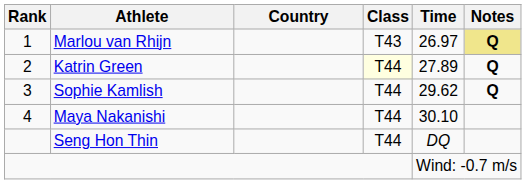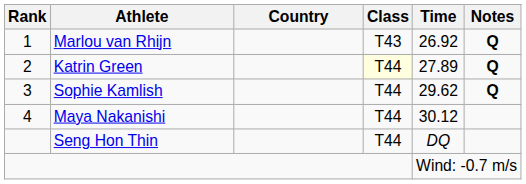(438, 41) 26.97 -> (438, 41) 26.92
(493, 41) khaki background -> (493, 41) no background
(438, 116) 30.10 -> (438, 116) 30.12
